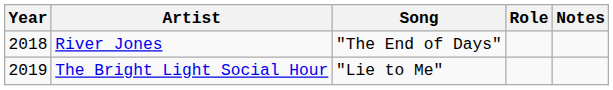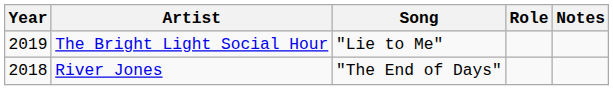rows swapped: (109, 44) <-> (192, 71)
